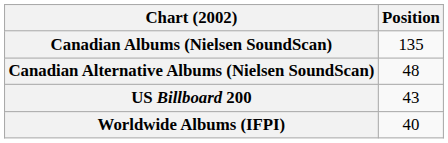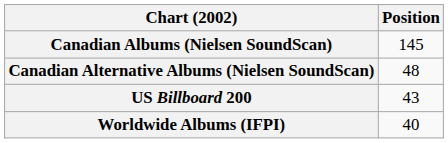(411, 44) 135 -> (411, 44) 145
